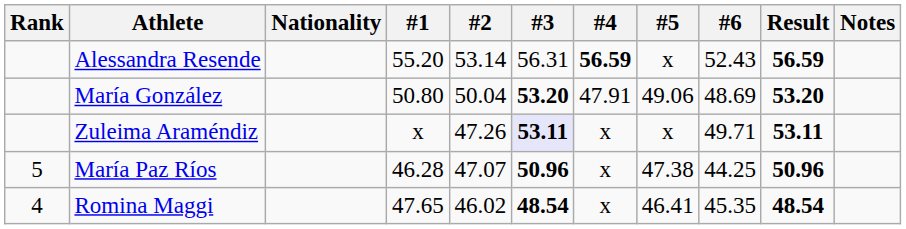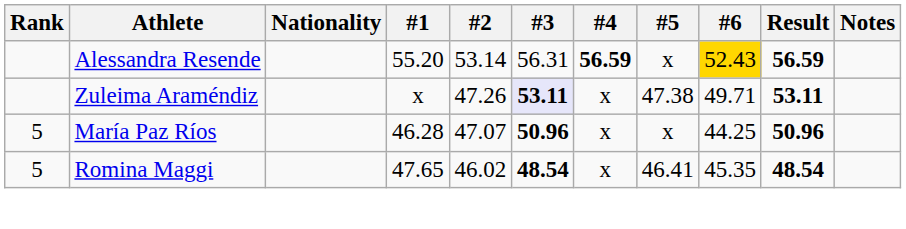(730, 59) no background -> (730, 59) gold background
- row: (148, 95)
(668, 132) x -> (668, 95) 47.38
(668, 168) 47.38 -> (668, 132) x
(37, 205) 4 -> (37, 168) 5
